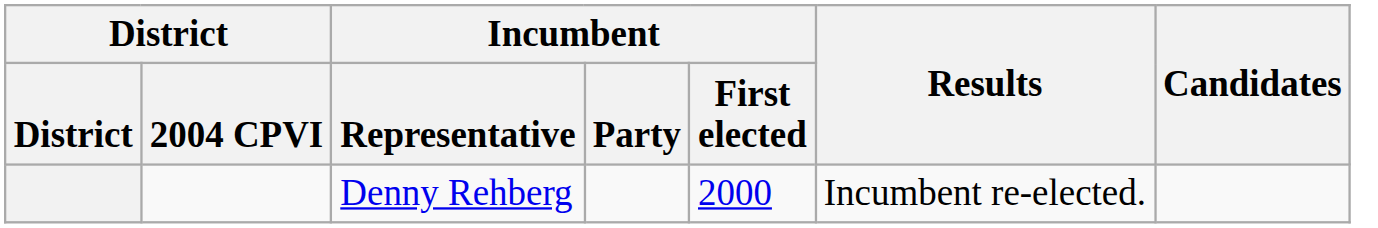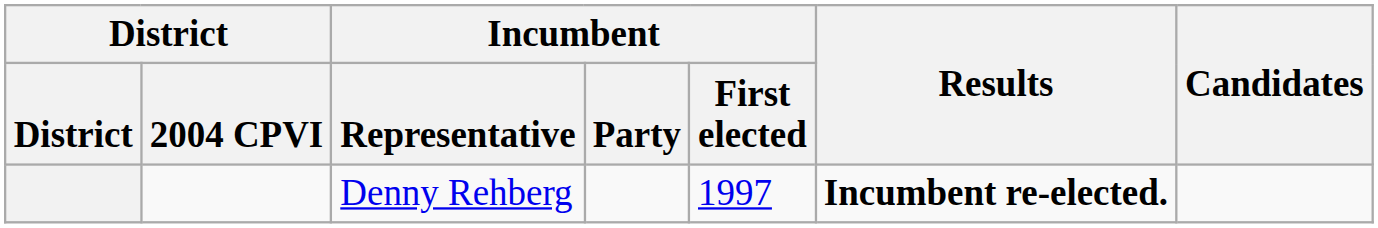(735, 192) 2000 -> (735, 192) 1997
(985, 192) normal -> (996, 192) bold
